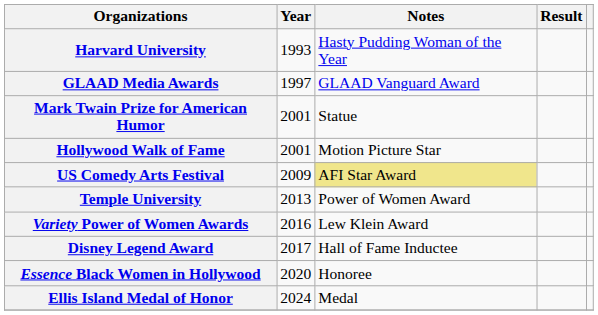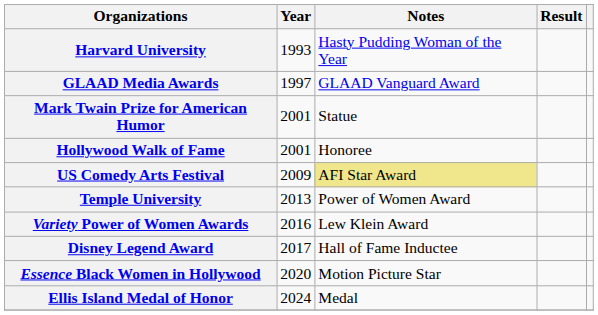(380, 150) Motion Picture Star -> (345, 150) Honoree
(345, 273) Honoree -> (380, 273) Motion Picture Star
